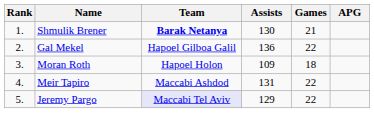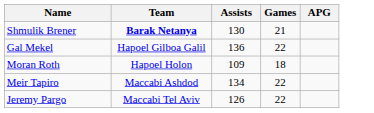- column: (20, 13)
(267, 82) 131 -> (236, 82) 134
(192, 99) lavender background -> (161, 99) no background
(267, 99) 129 -> (236, 99) 126
